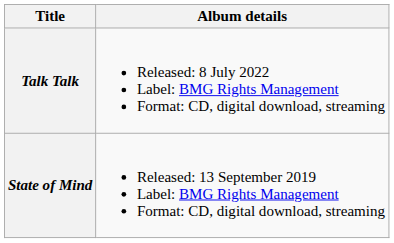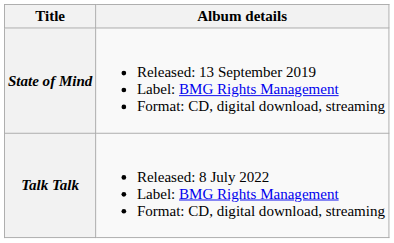rows swapped: (50, 185) <-> (50, 80)
